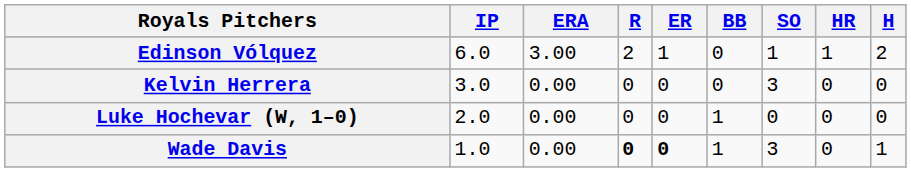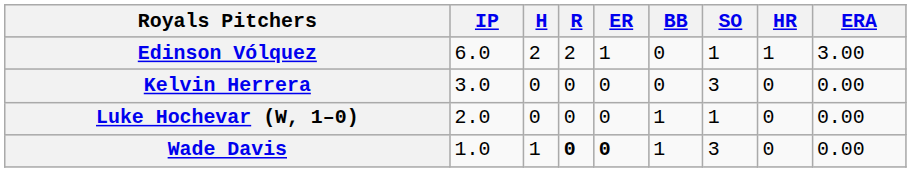columns swapped: (888, 21) <-> (571, 21)
(772, 118) 0 -> (714, 118) 1
